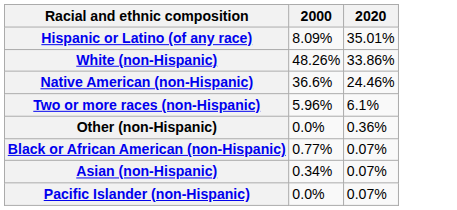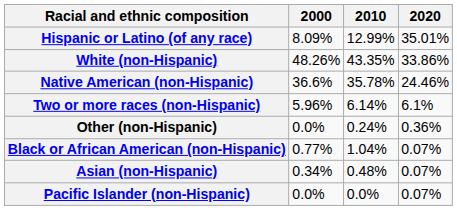+ column: (371, 16)
